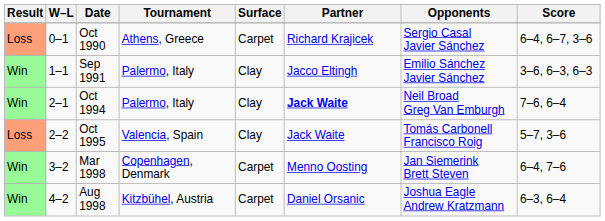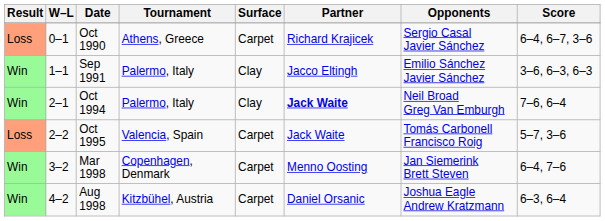(250, 135) Clay -> (256, 135) Carpet
